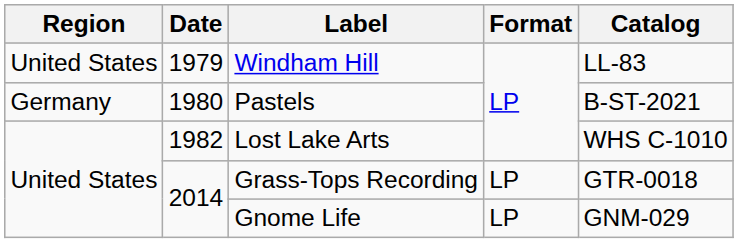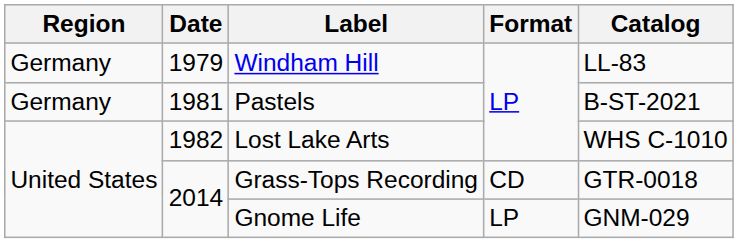(84, 62) United States -> (61, 62) Germany
(196, 101) 1980 -> (196, 101) 1981
(504, 179) LP -> (507, 179) CD
